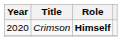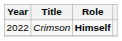(18, 28) 2020 -> (18, 28) 2022
